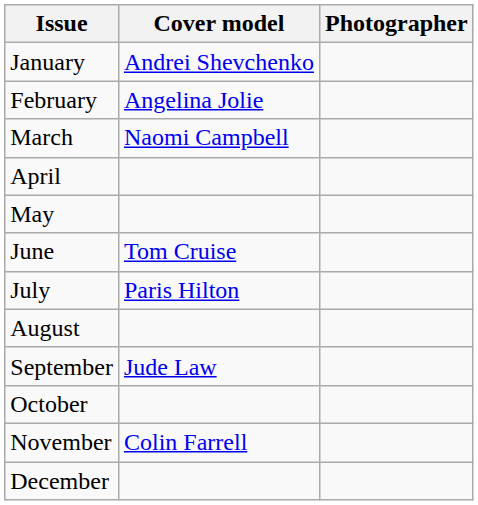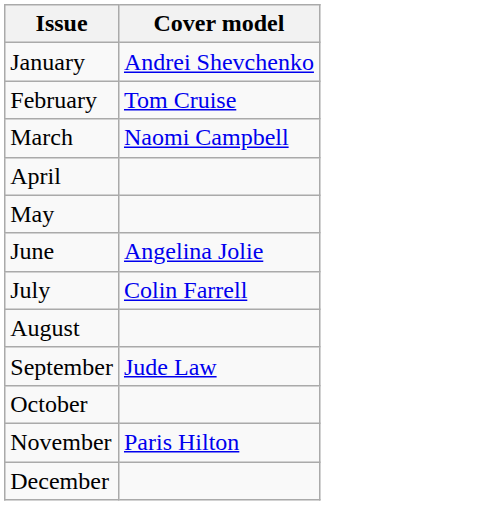- column: (396, 23)
(194, 99) Angelina Jolie -> (180, 99) Tom Cruise
(180, 251) Tom Cruise -> (194, 251) Angelina Jolie
(182, 289) Paris Hilton -> (186, 289) Colin Farrell
(186, 442) Colin Farrell -> (182, 442) Paris Hilton
